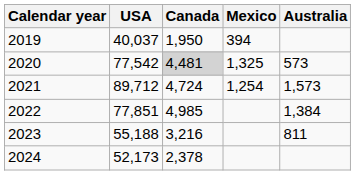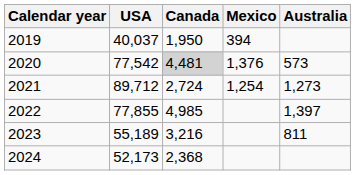(245, 63) 1,325 -> (245, 63) 1,376
(184, 87) 4,724 -> (184, 87) 2,724
(302, 87) 1,573 -> (302, 87) 1,273
(136, 110) 77,851 -> (136, 110) 77,855
(302, 110) 1,384 -> (302, 110) 1,397
(136, 134) 55,188 -> (136, 134) 55,189
(184, 157) 2,378 -> (184, 157) 2,368
